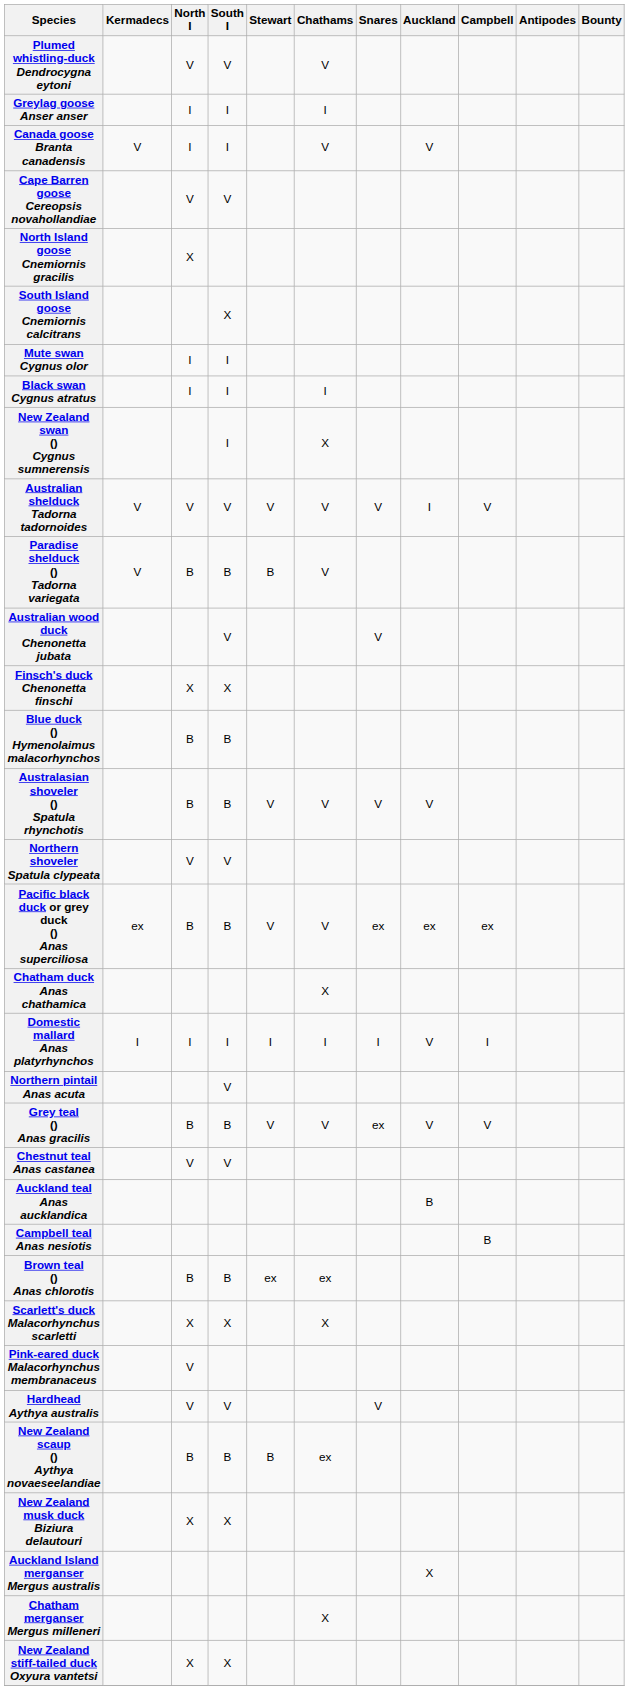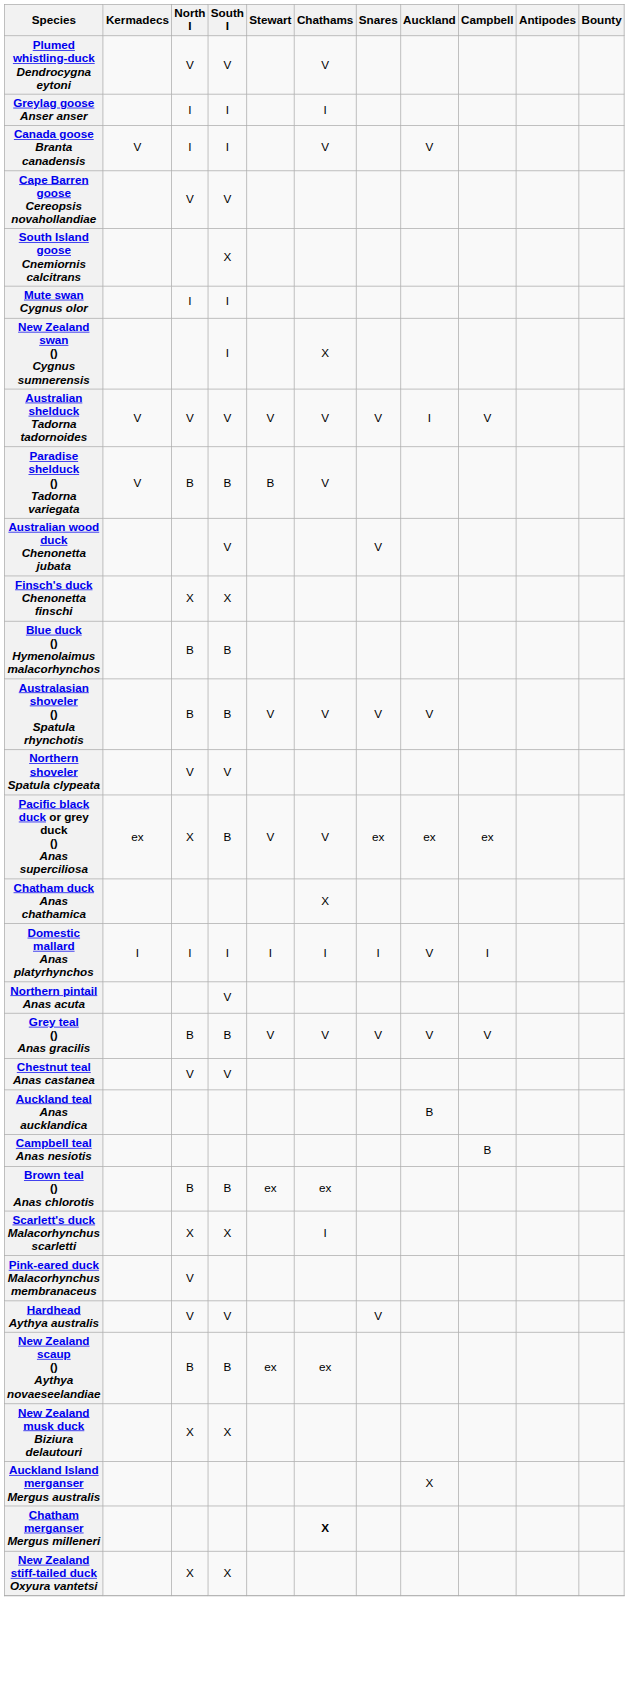- row: (54, 257)
- row: (54, 391)
(190, 926) B -> (190, 836) X
(378, 1125) ex -> (378, 1035) V
(325, 1323) X -> (325, 1233) I
(270, 1457) B -> (270, 1368) ex
(325, 1618) normal -> (325, 1528) bold
